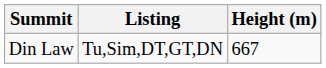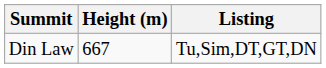columns swapped: (274, 19) <-> (153, 19)
